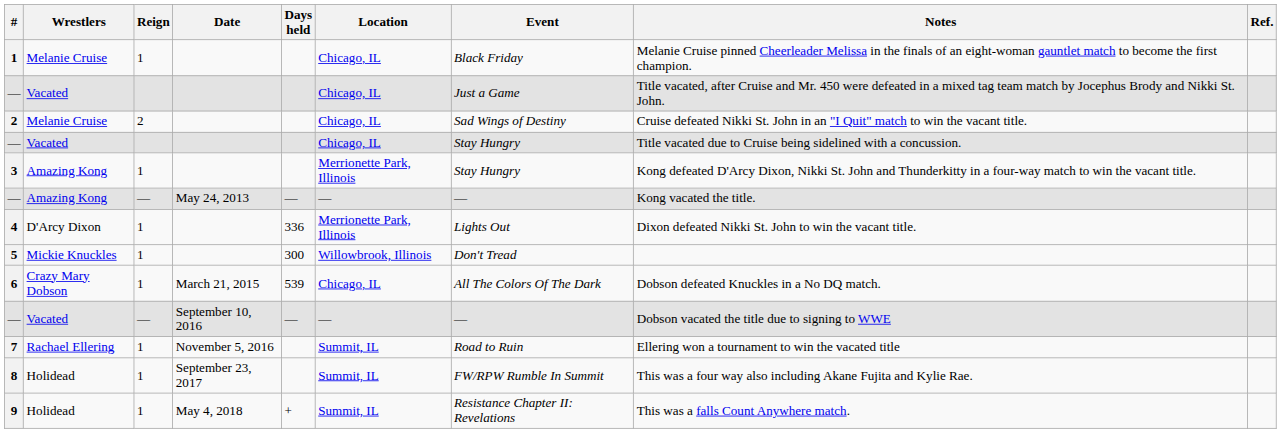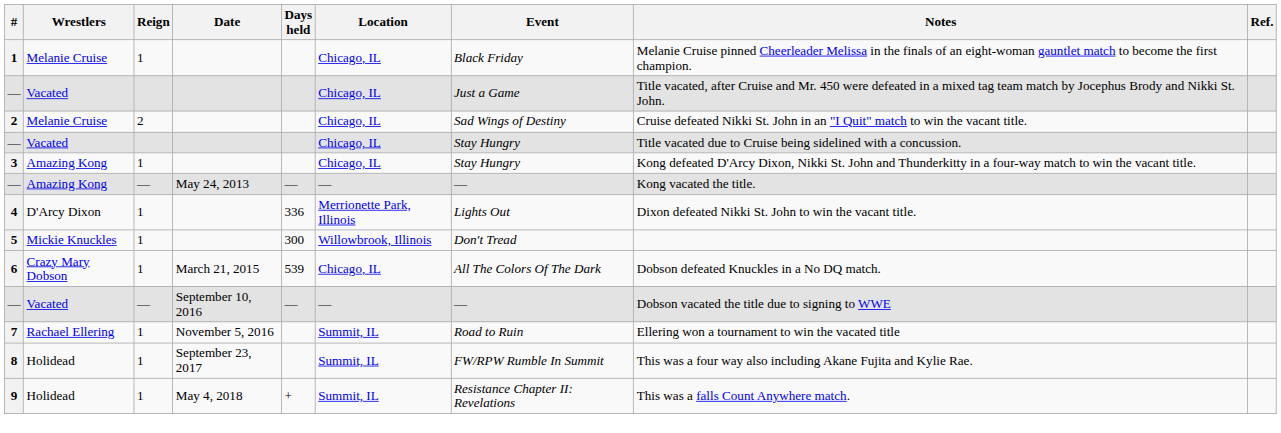(364, 170) Merrionette Park, Illinois -> (350, 163) Chicago, IL
